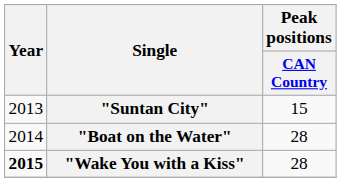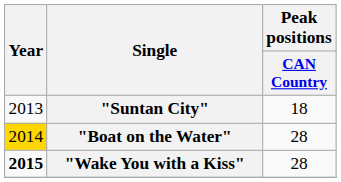(299, 109) 15 -> (299, 109) 18
(26, 136) no background -> (26, 136) gold background
